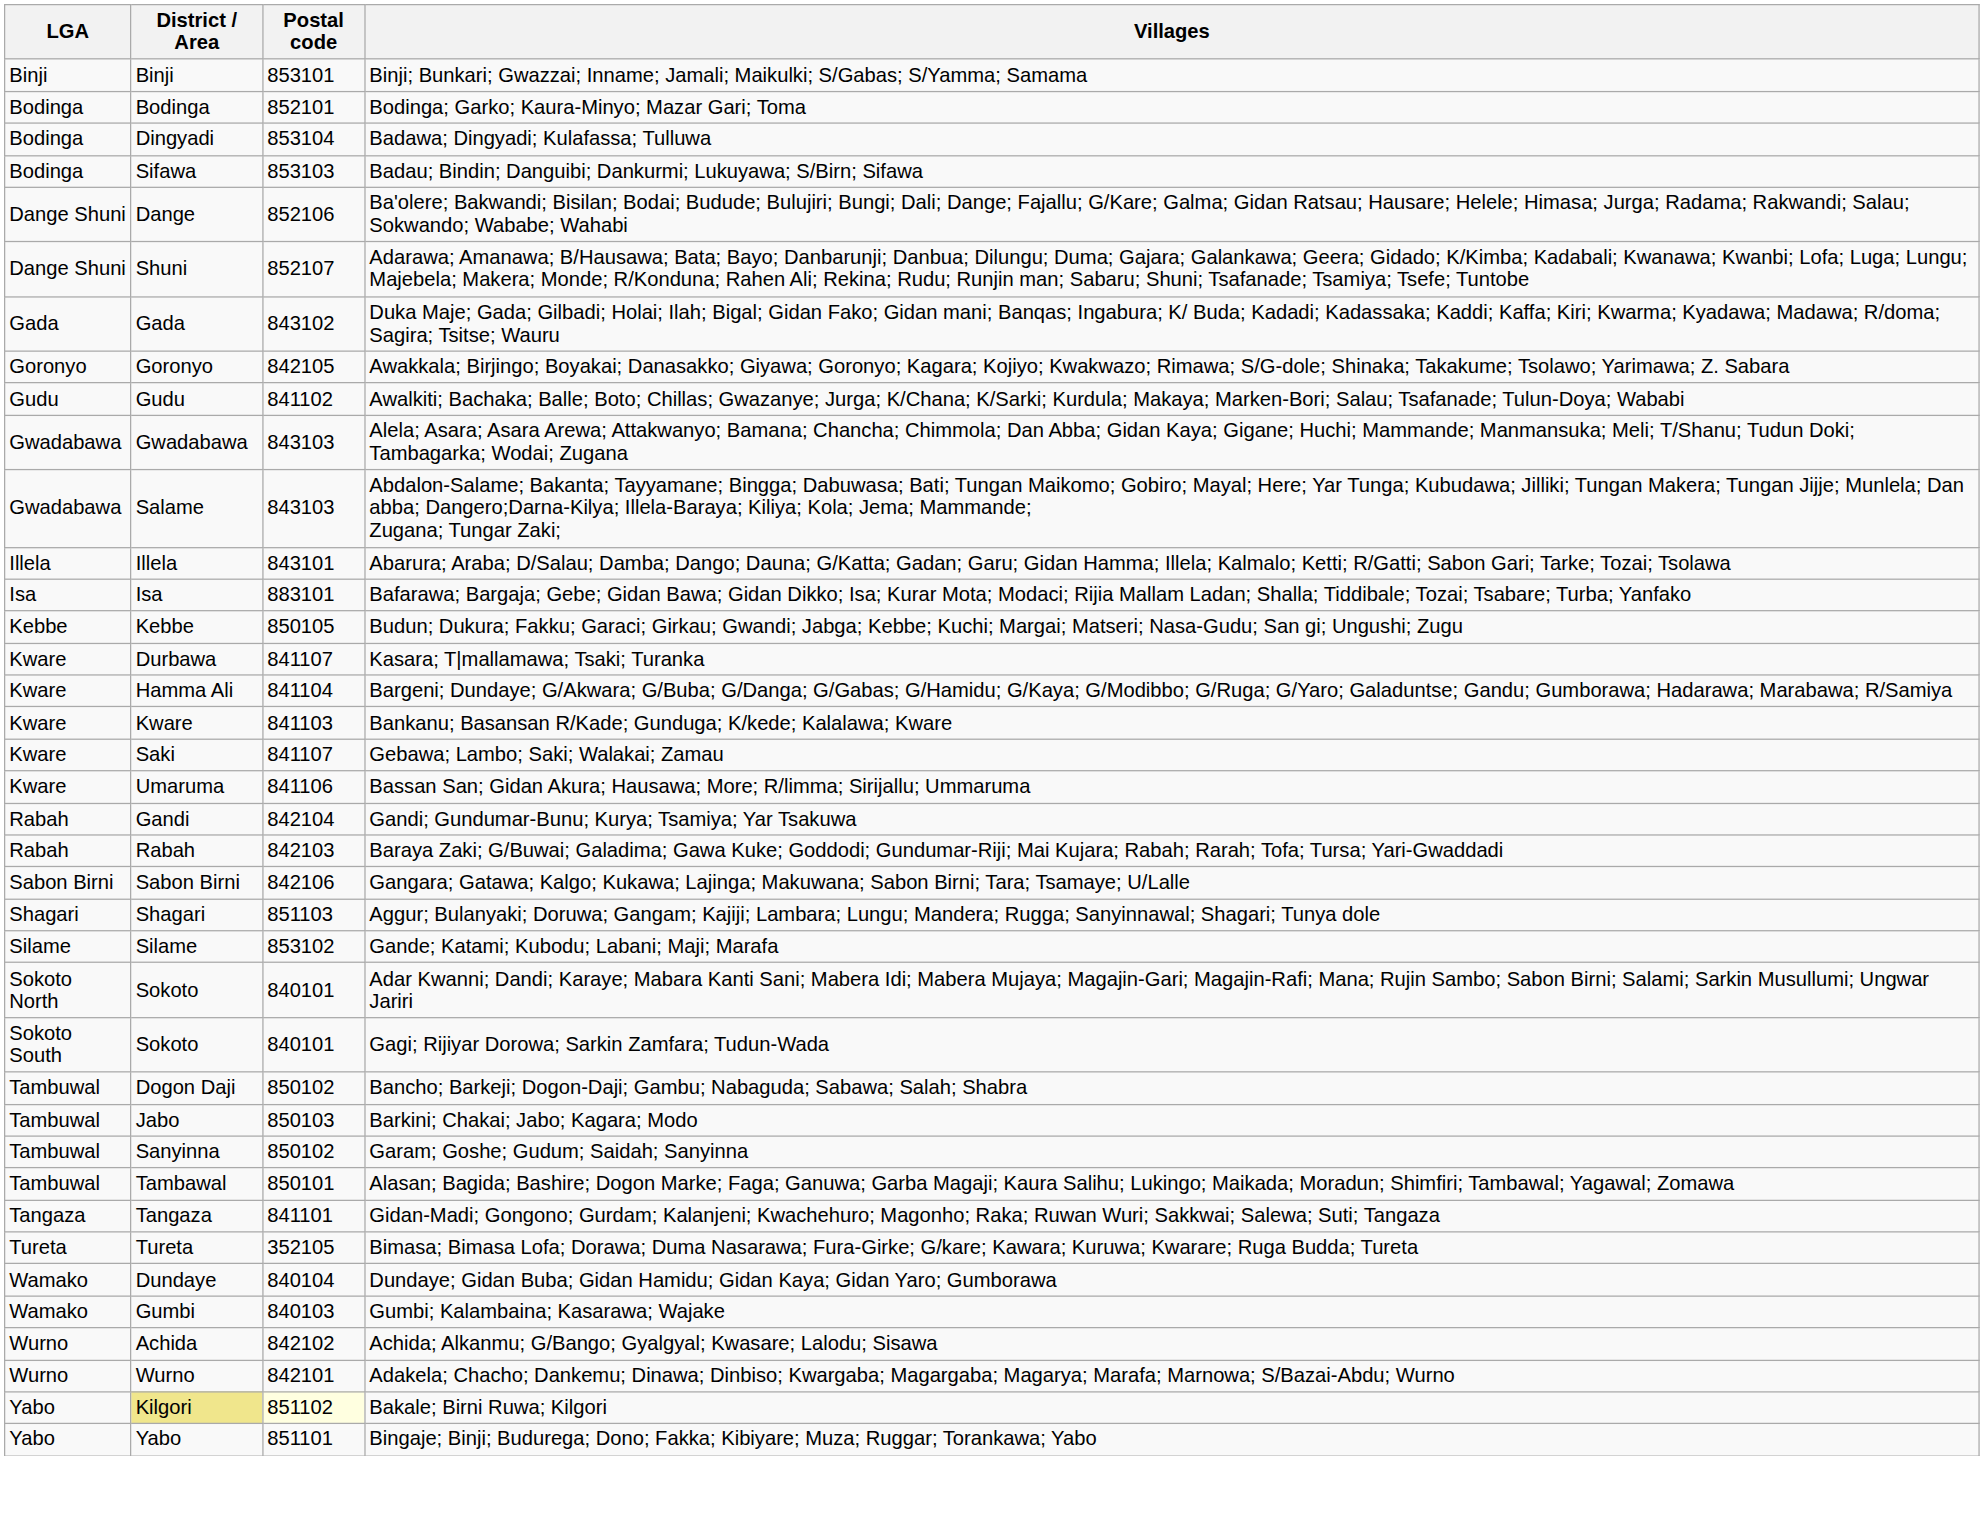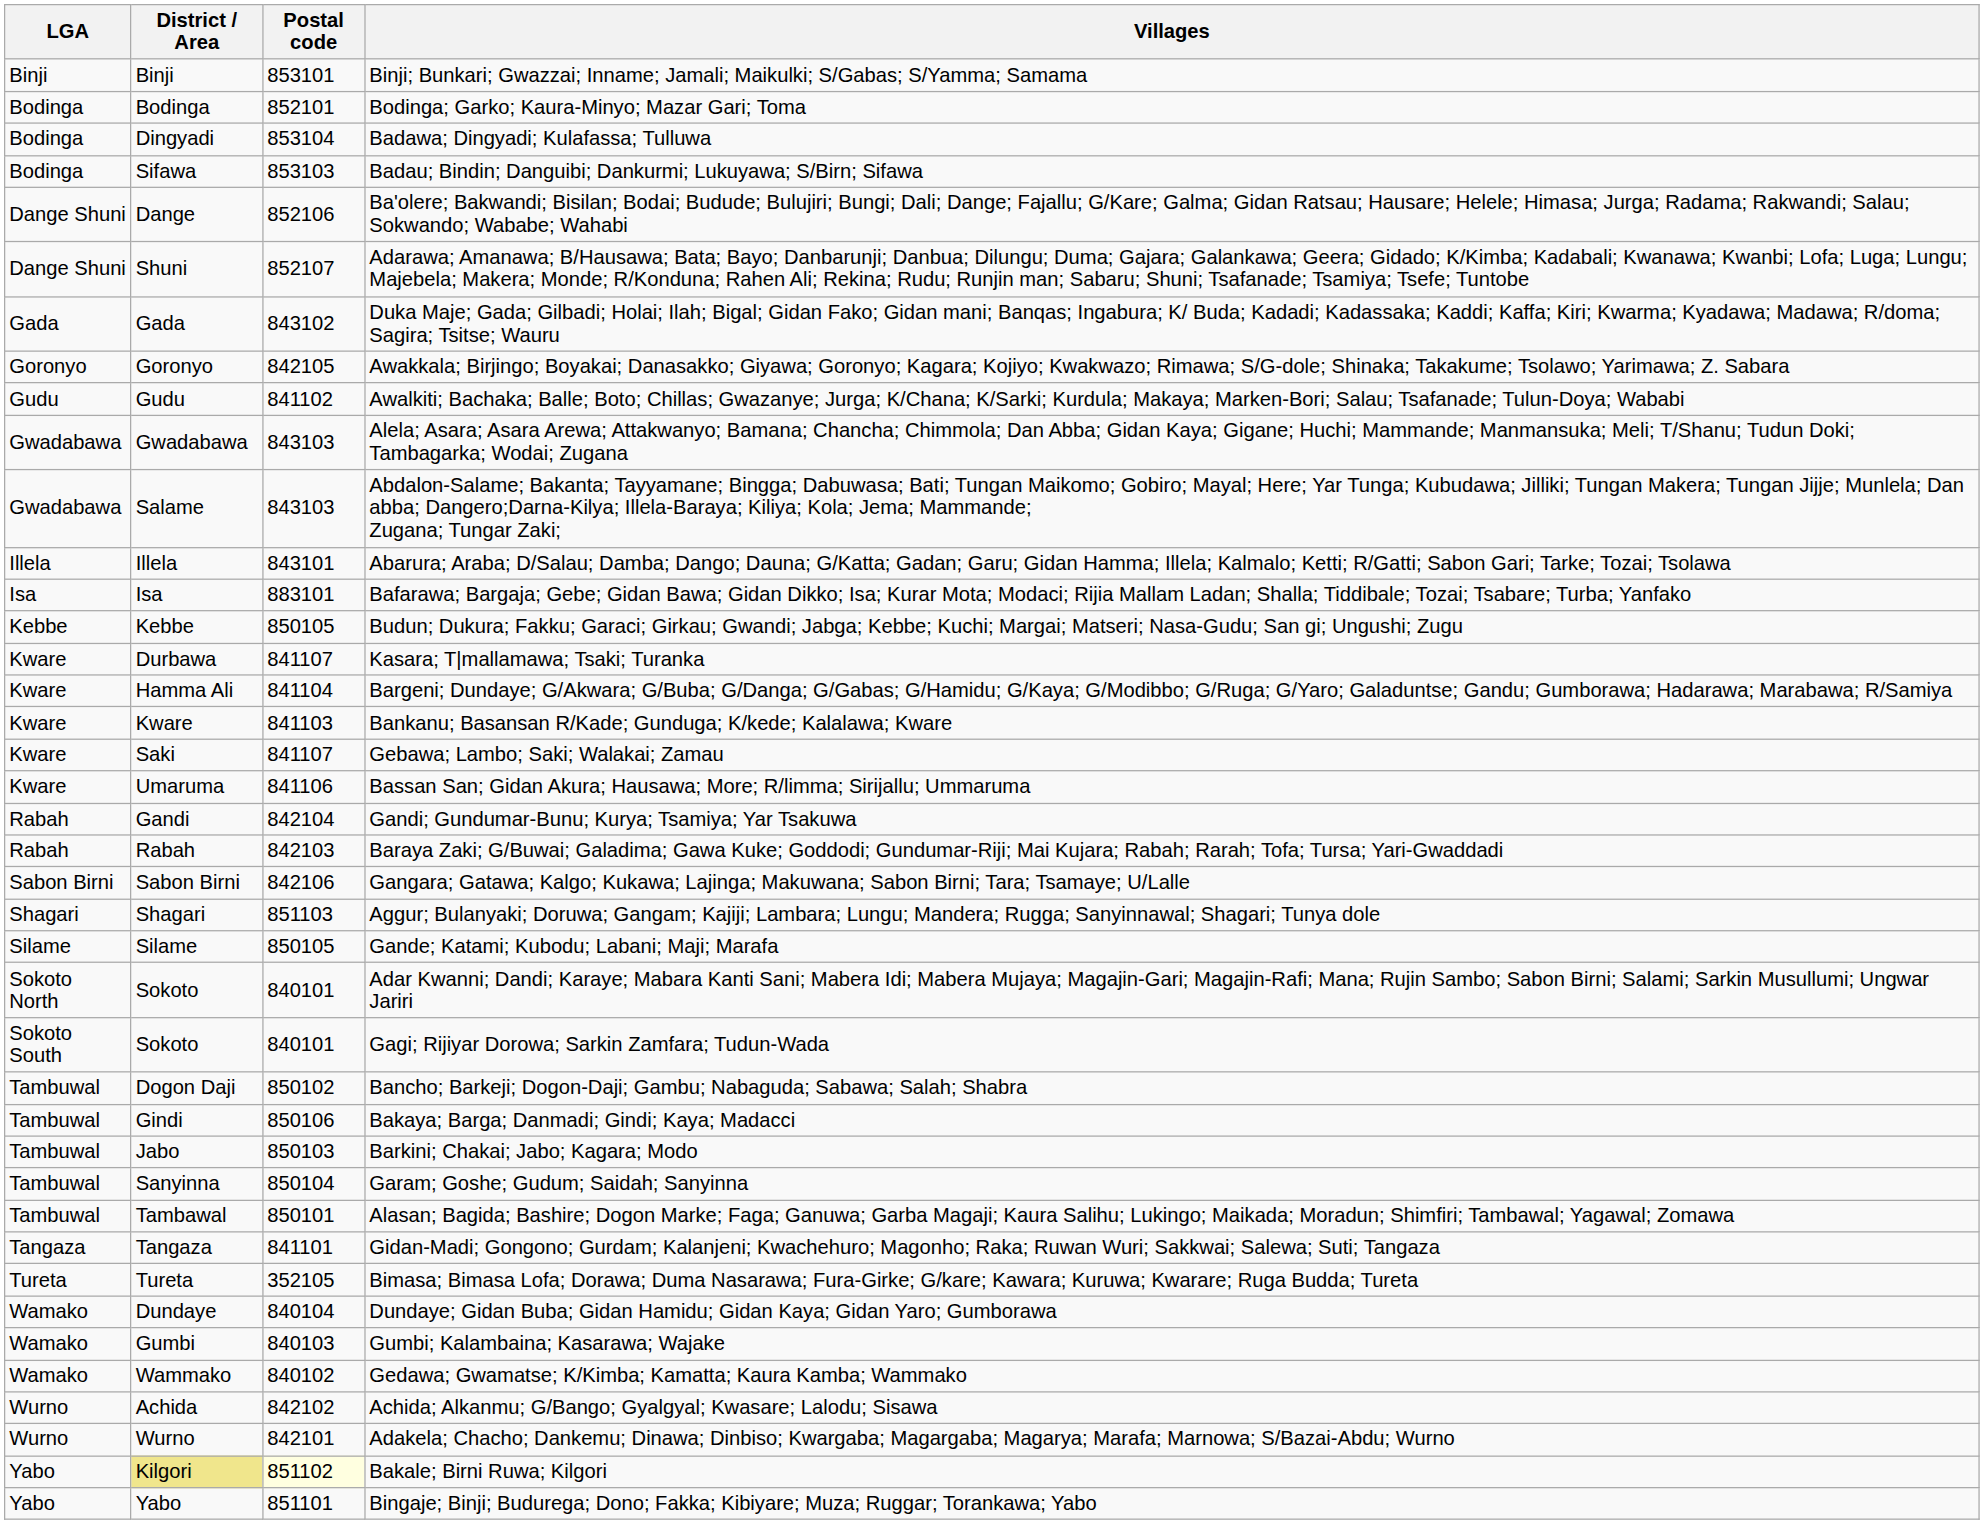(301, 946) 853102 -> (301, 946) 850105
+ row: (582, 1119)
(301, 1151) 850102 -> (301, 1183) 850104
+ row: (668, 1375)
